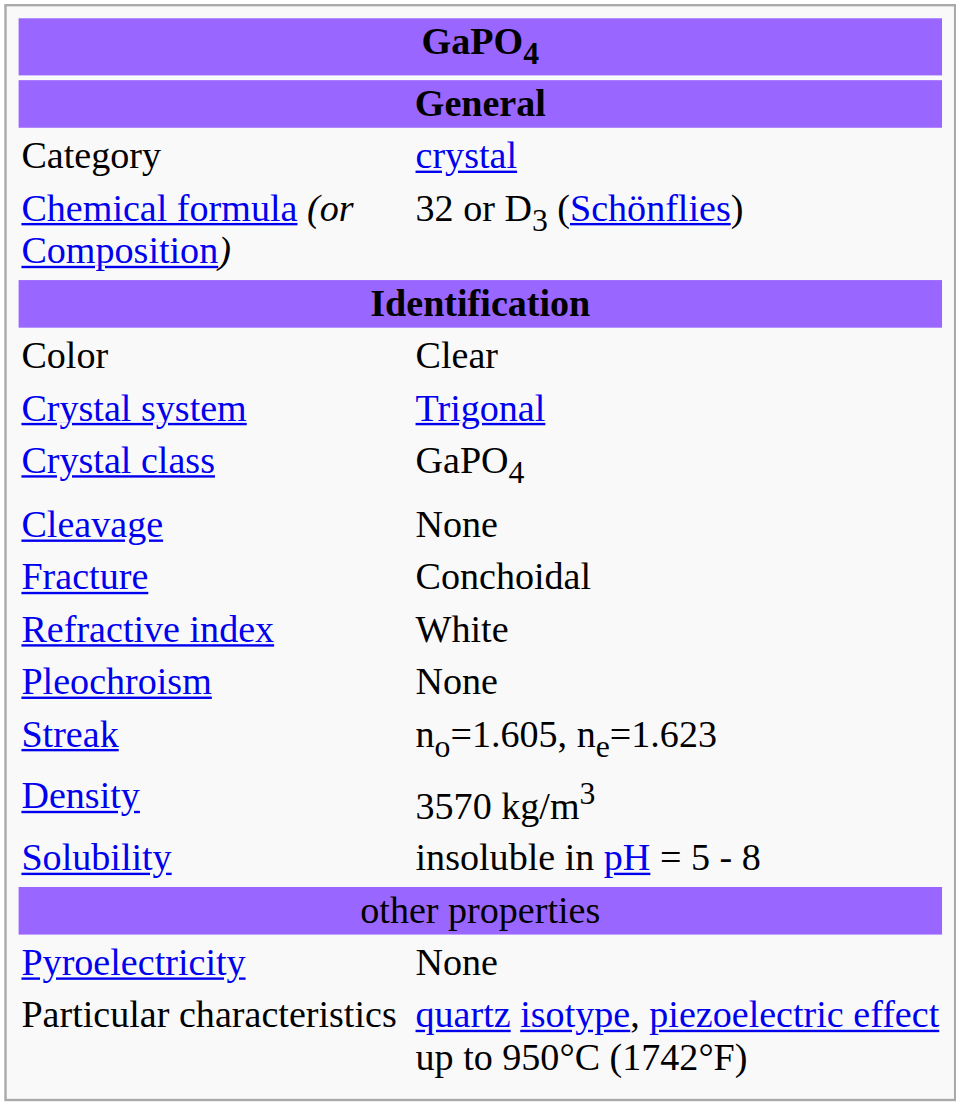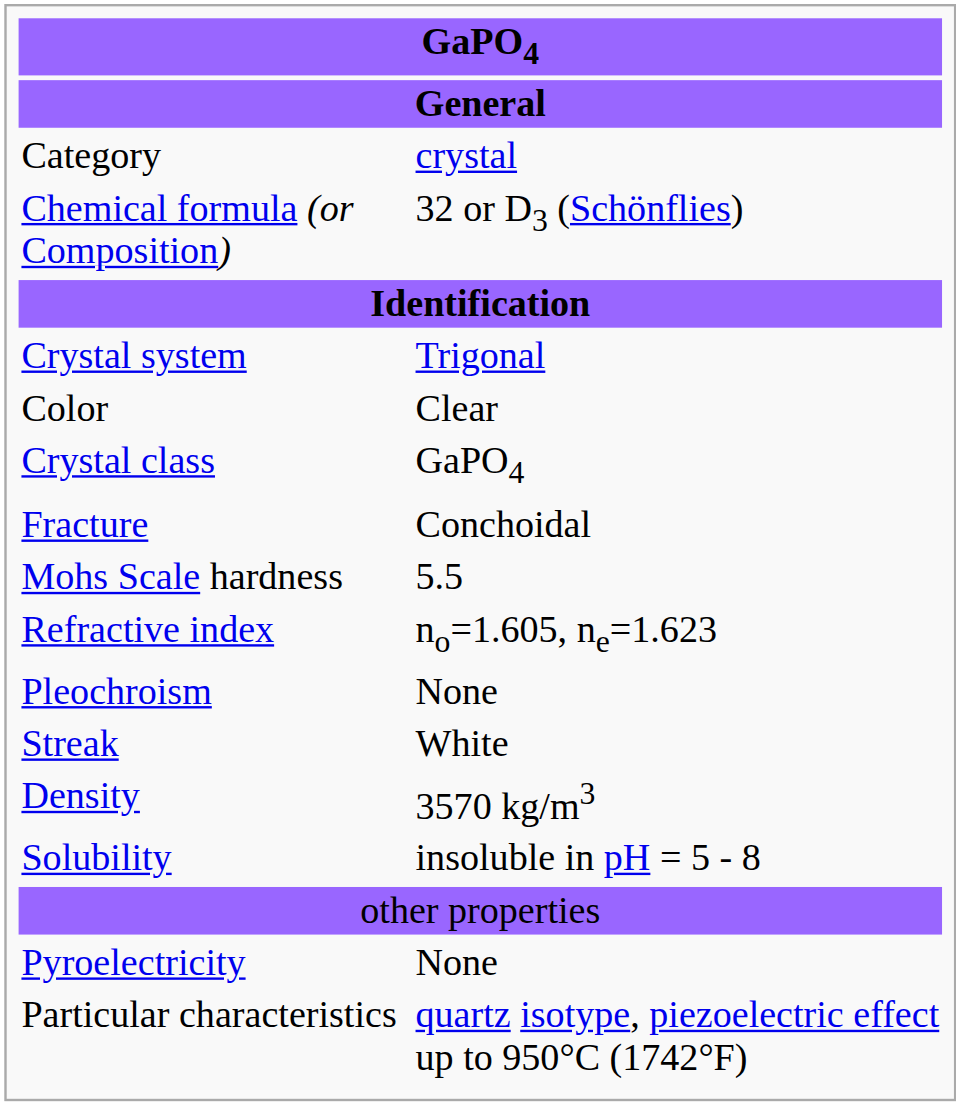rows swapped: (65, 356) <-> (134, 408)
- row: (92, 523)
+ row: (182, 575)
(462, 628) White -> (566, 633) no=1.605, ne=1.623
(566, 737) no=1.605, ne=1.623 -> (462, 742) White
